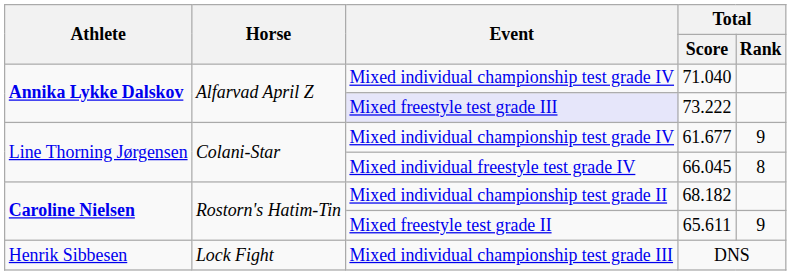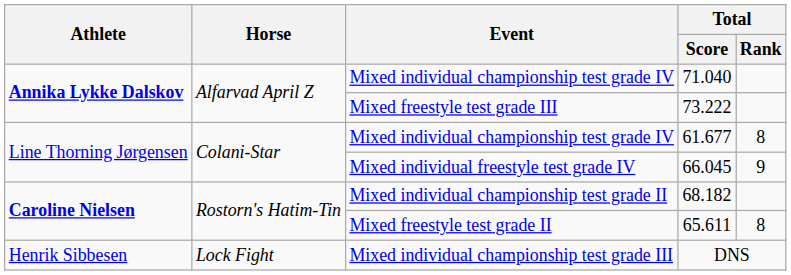(453, 107) lavender background -> (453, 107) no background
(761, 137) 9 -> (761, 137) 8
(761, 166) 8 -> (761, 166) 9
(761, 225) 9 -> (761, 225) 8
